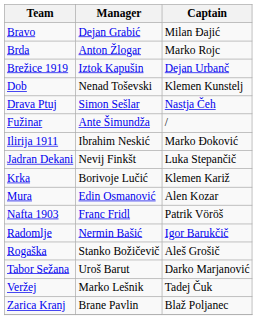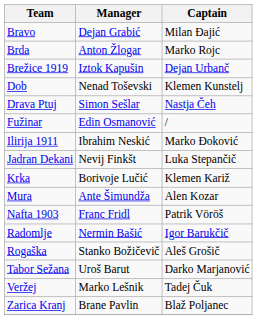(114, 123) Ante Šimundža -> (117, 123) Edin Osmanović
(117, 196) Edin Osmanović -> (114, 196) Ante Šimundža
